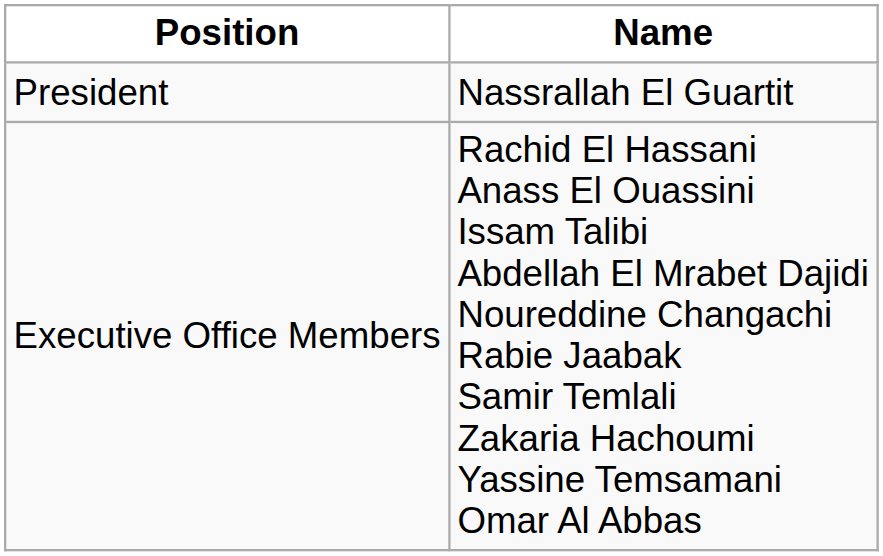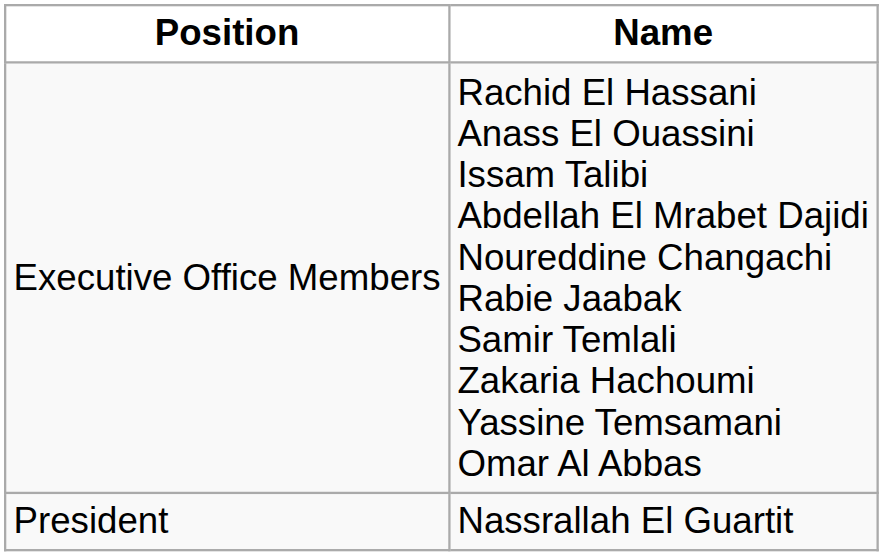rows swapped: (91, 91) <-> (227, 335)
